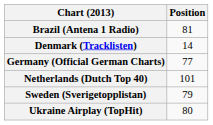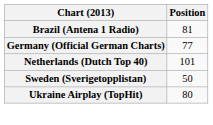- row: (86, 45)
(187, 95) 79 -> (187, 78) 50
